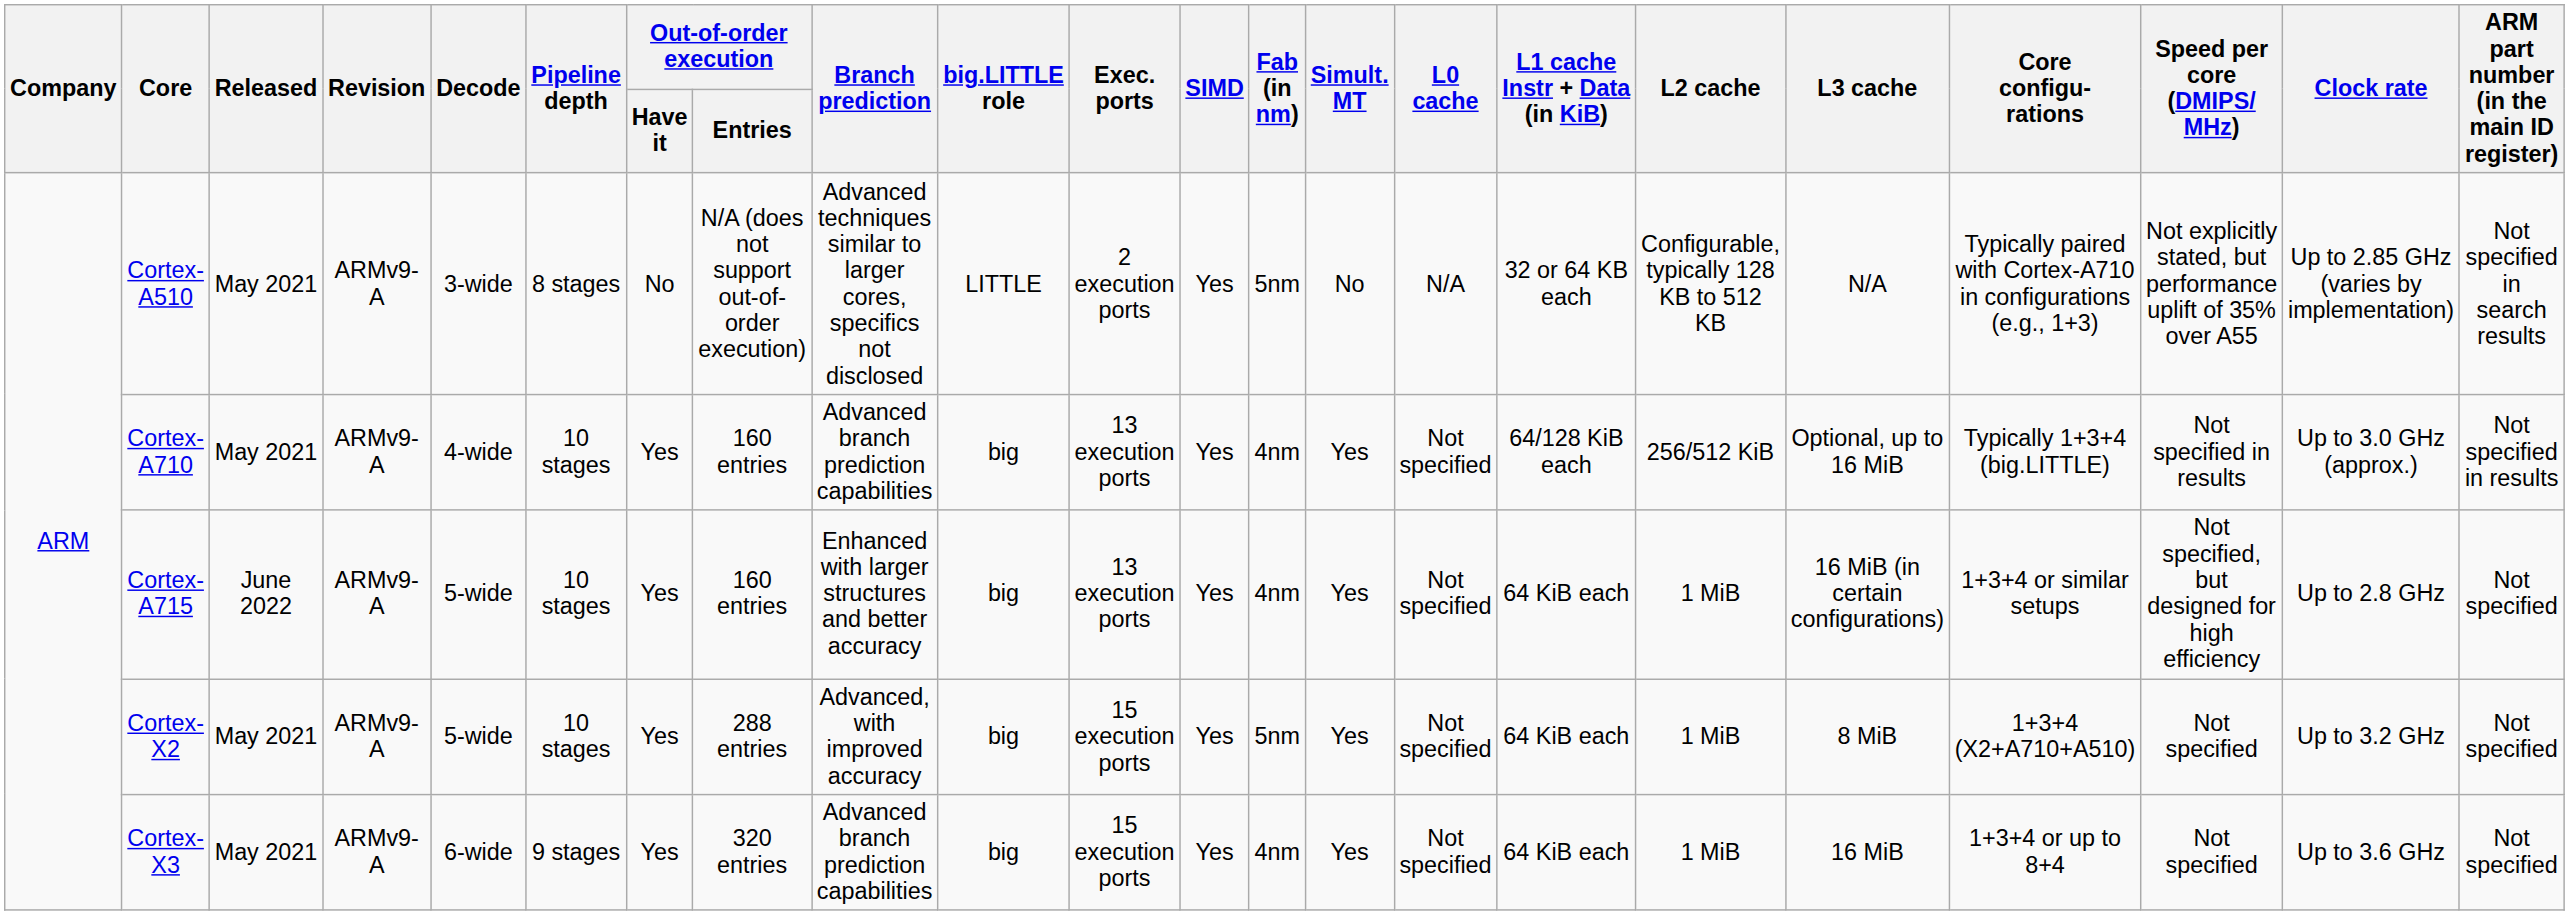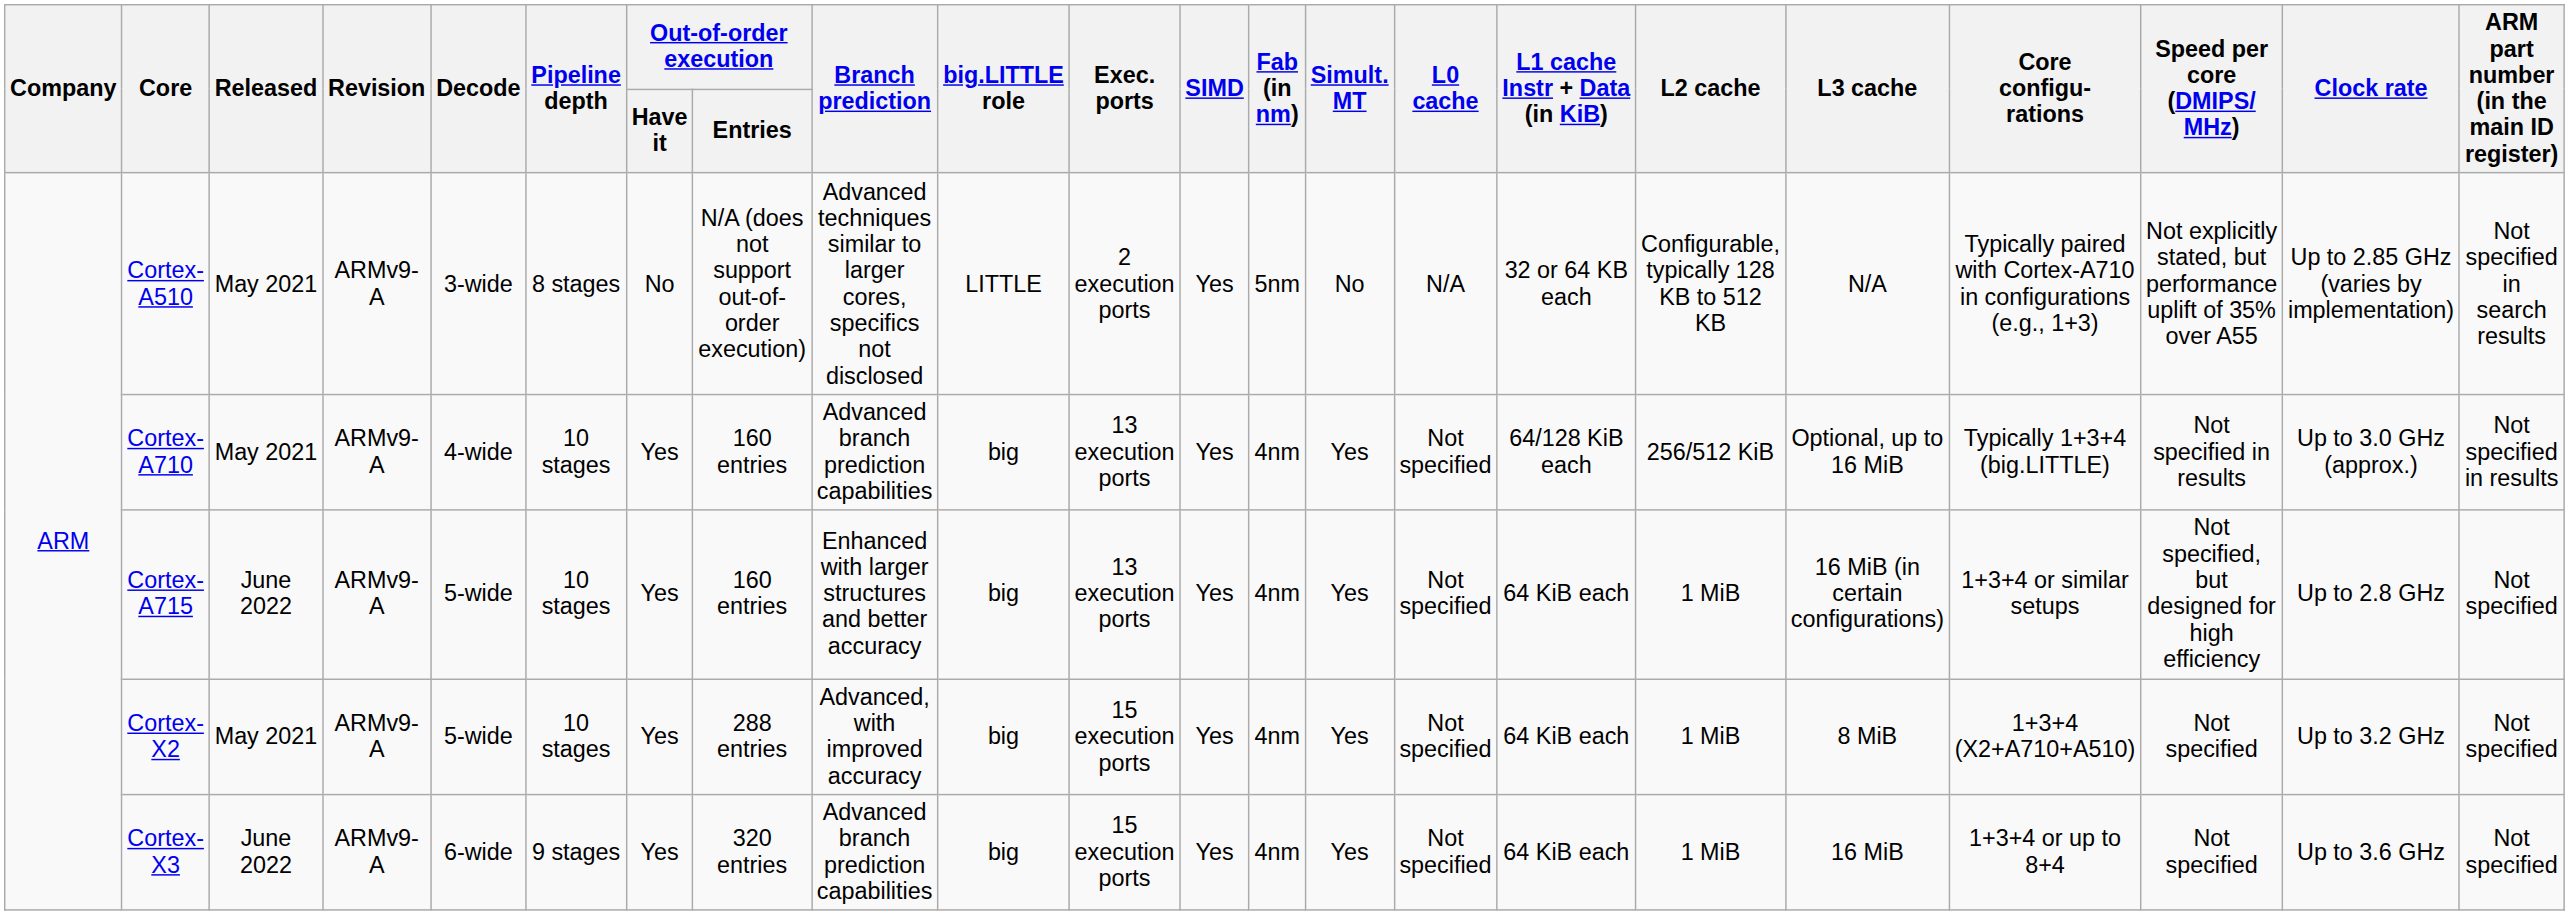(1277, 736) 5nm -> (1277, 736) 4nm
(266, 852) May 2021 -> (266, 852) June 2022
